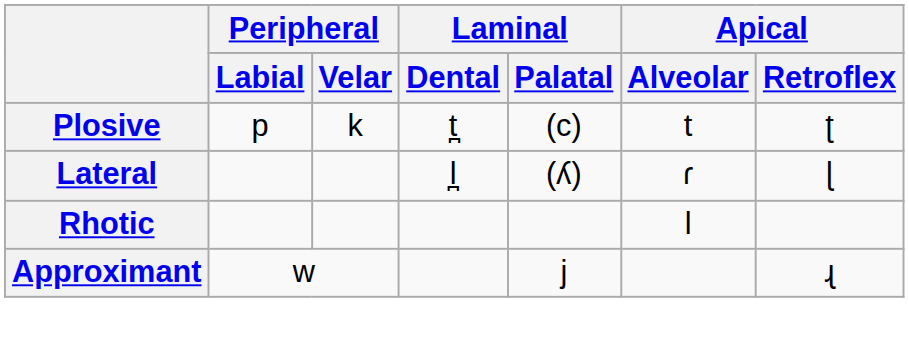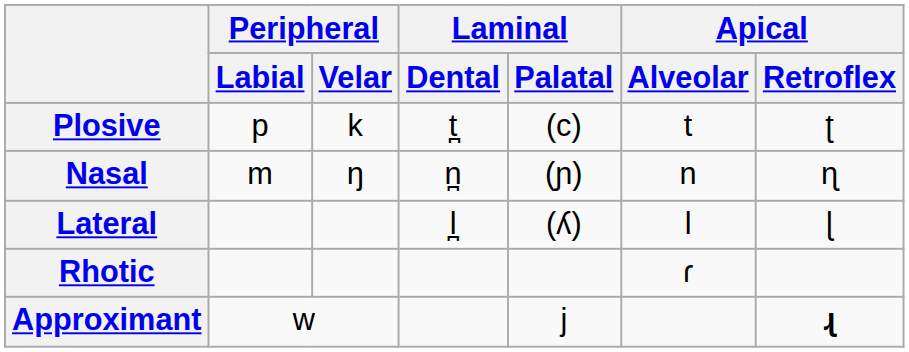+ row: (107, 175)
(688, 175) ɾ -> (688, 223) l
(688, 223) l -> (688, 272) ɾ
(829, 272) normal -> (829, 321) bold
